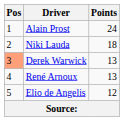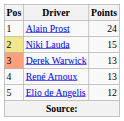(9, 44) no background -> (9, 44) khaki background
(112, 44) 18 -> (112, 44) 15
